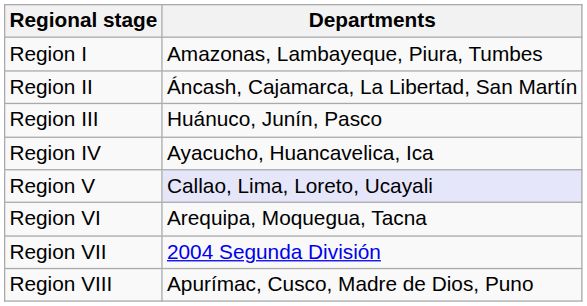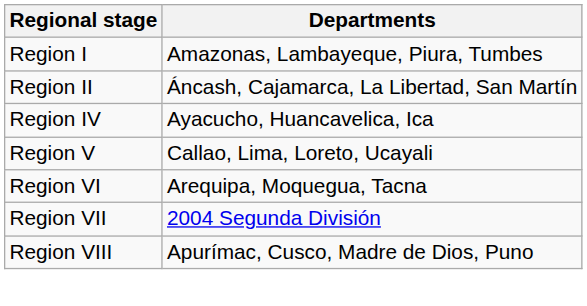- row: (54, 119)
(300, 185) lavender background -> (300, 152) no background
